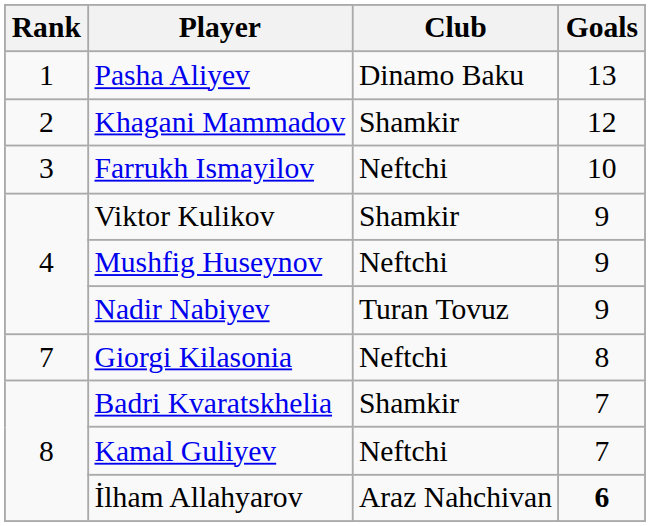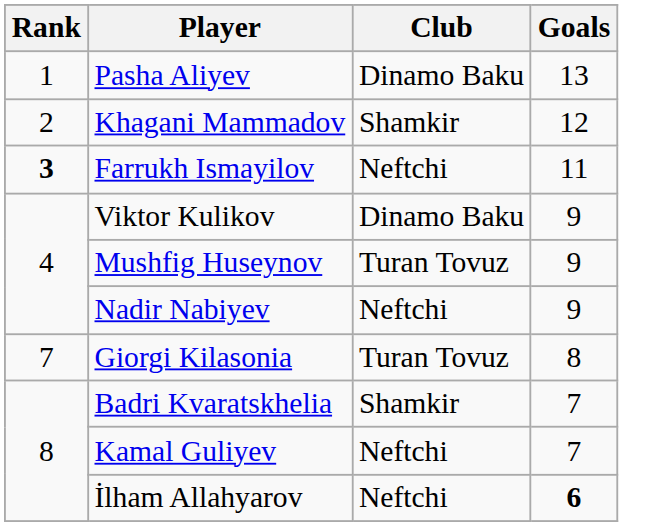(46, 168) normal -> (46, 168) bold
(602, 168) 10 -> (574, 168) 11
(409, 215) Shamkir -> (442, 215) Dinamo Baku
(403, 262) Neftchi -> (434, 262) Turan Tovuz
(434, 309) Turan Tovuz -> (403, 309) Neftchi
(403, 356) Neftchi -> (434, 356) Turan Tovuz
(455, 497) Araz Nahchivan -> (403, 497) Neftchi
